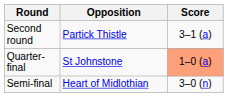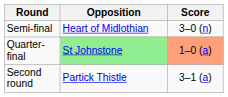rows swapped: (24, 34) <-> (29, 84)
(92, 62) no background -> (92, 50) lightgreen background
